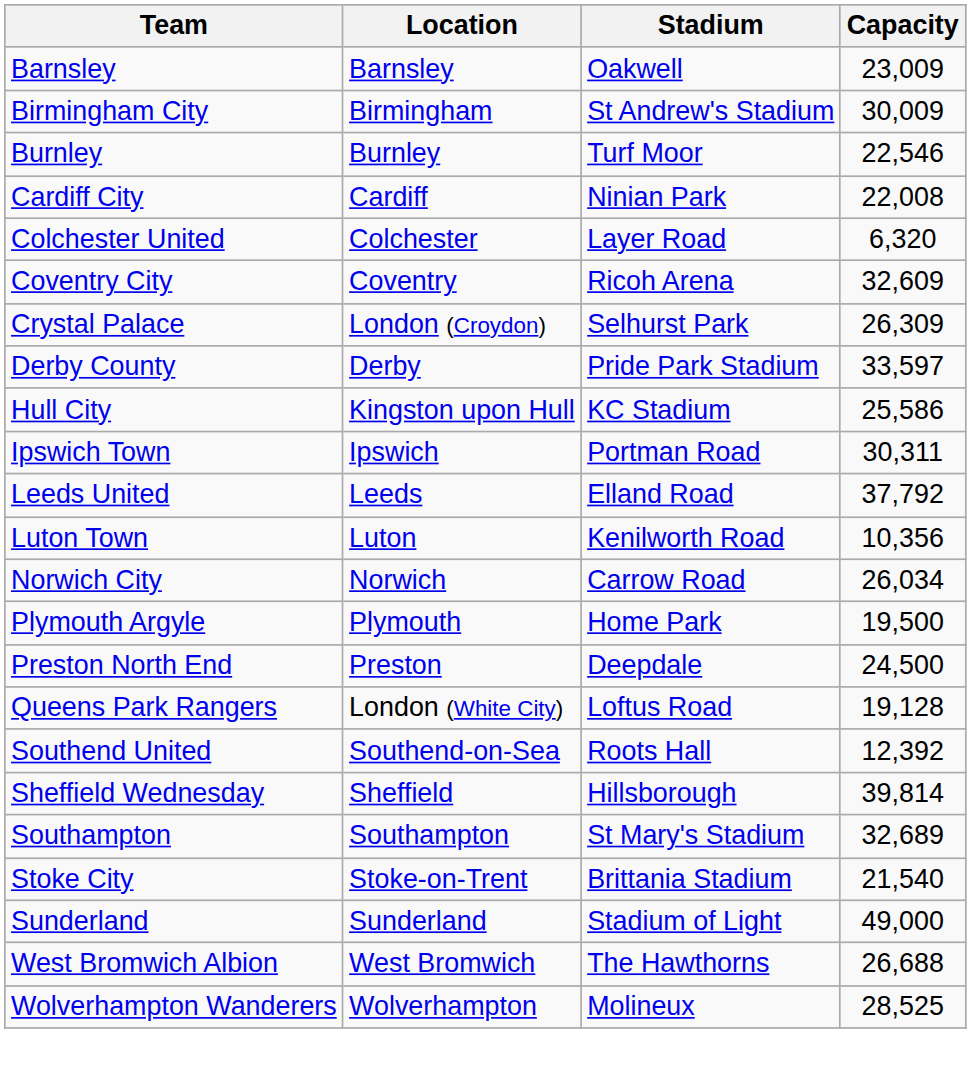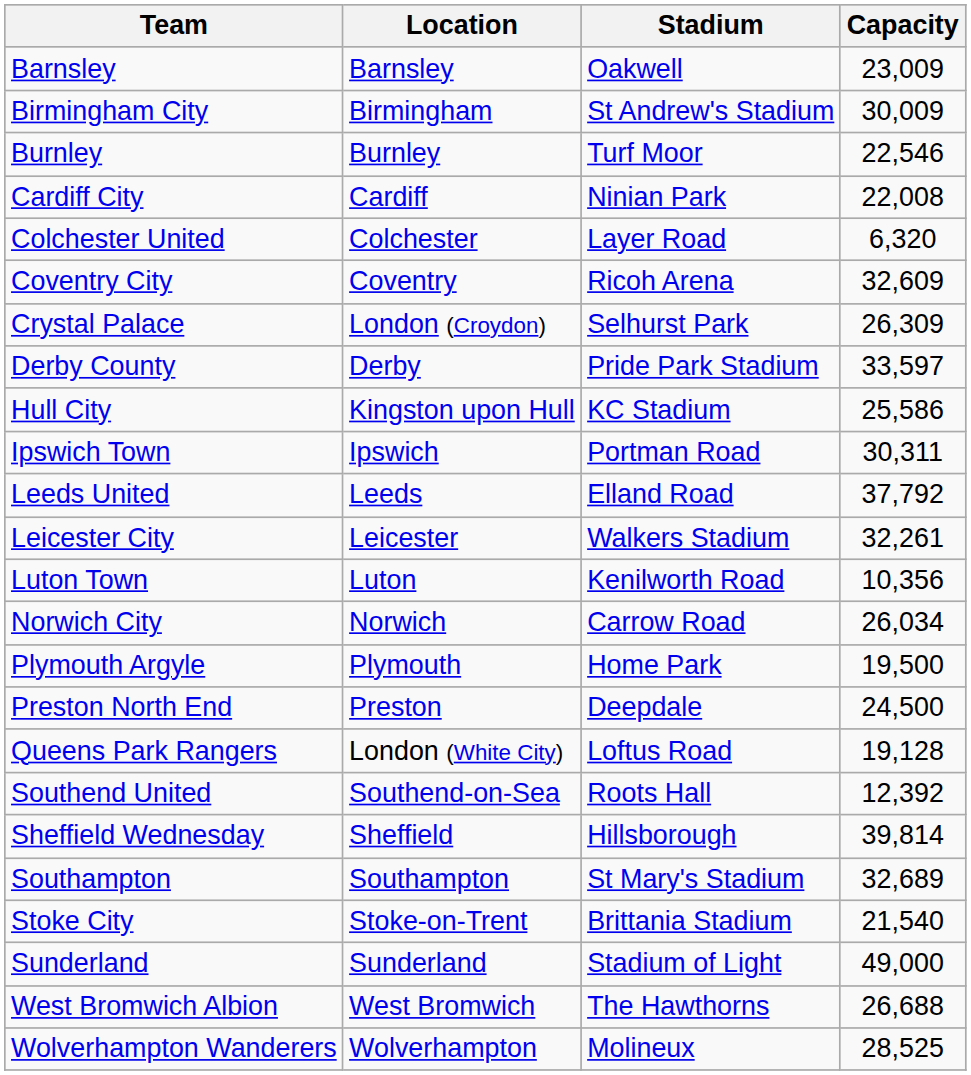+ row: (92, 537)
